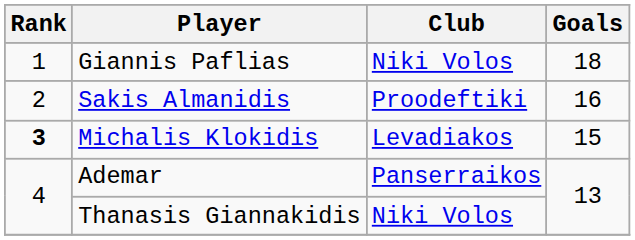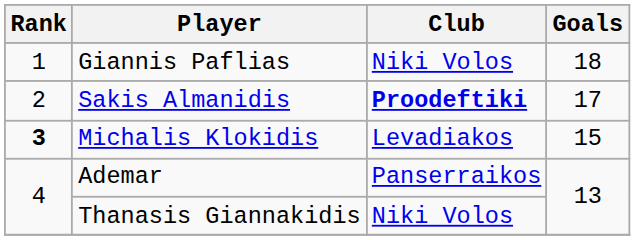(450, 101) normal -> (450, 101) bold
(588, 101) 16 -> (588, 101) 17
